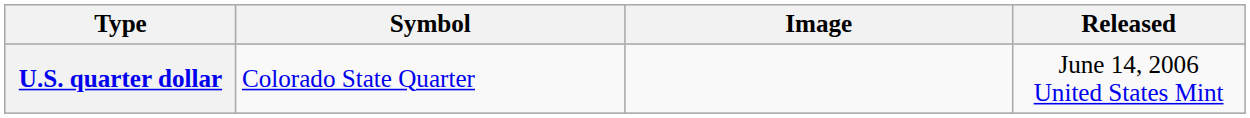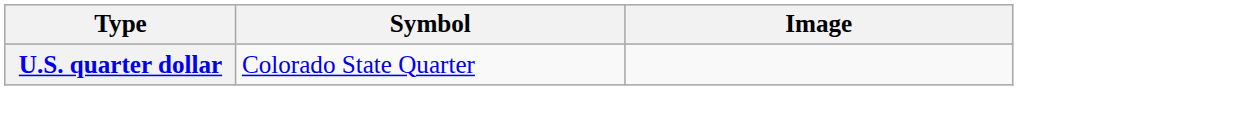- column: (1129, 24)
